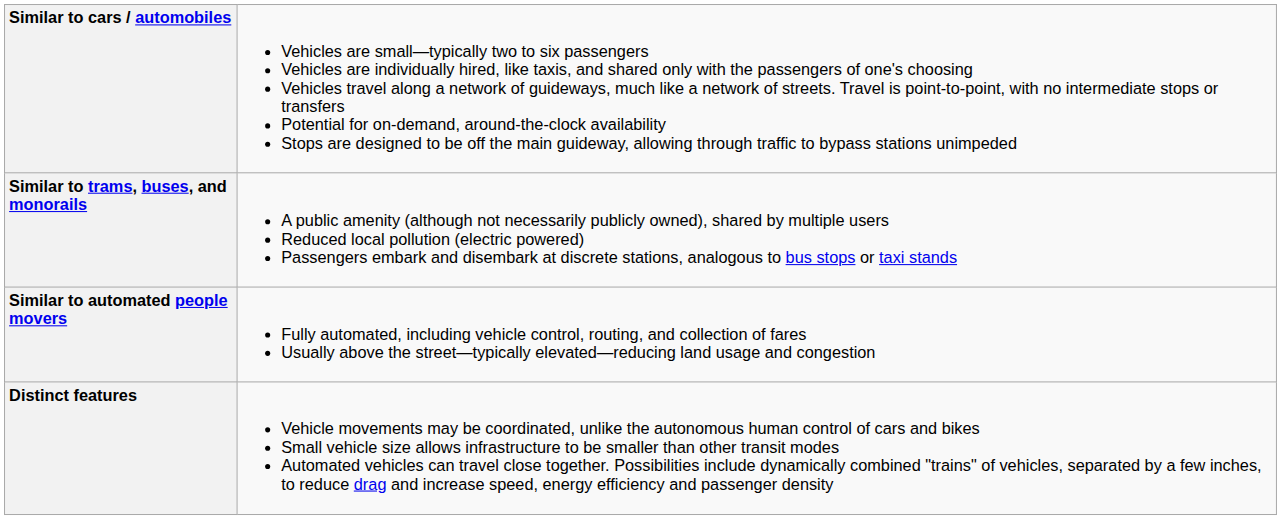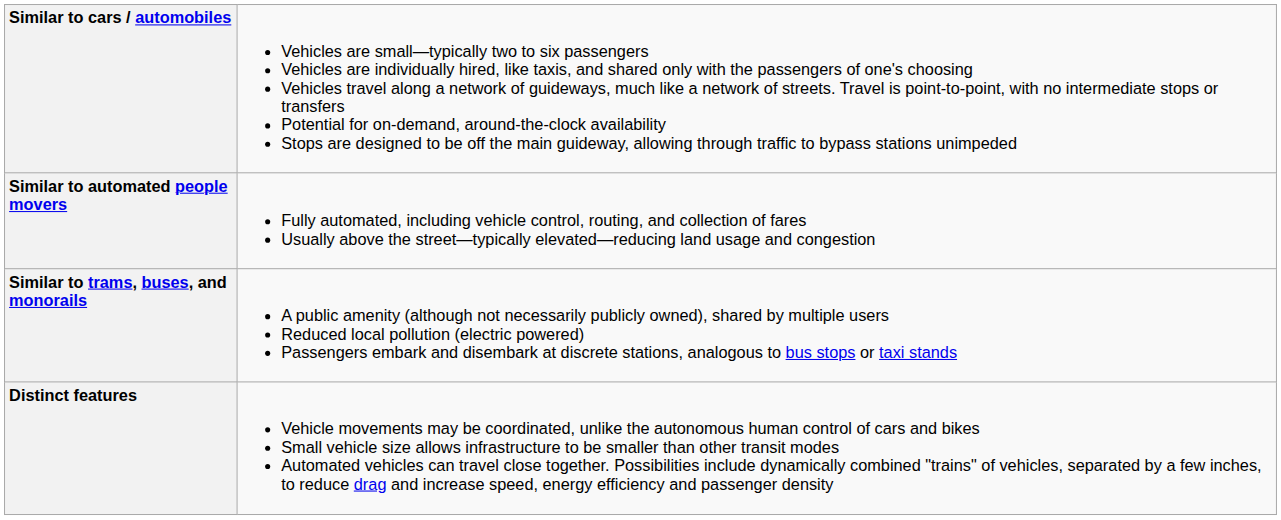rows swapped: (118, 196) <-> (118, 309)
